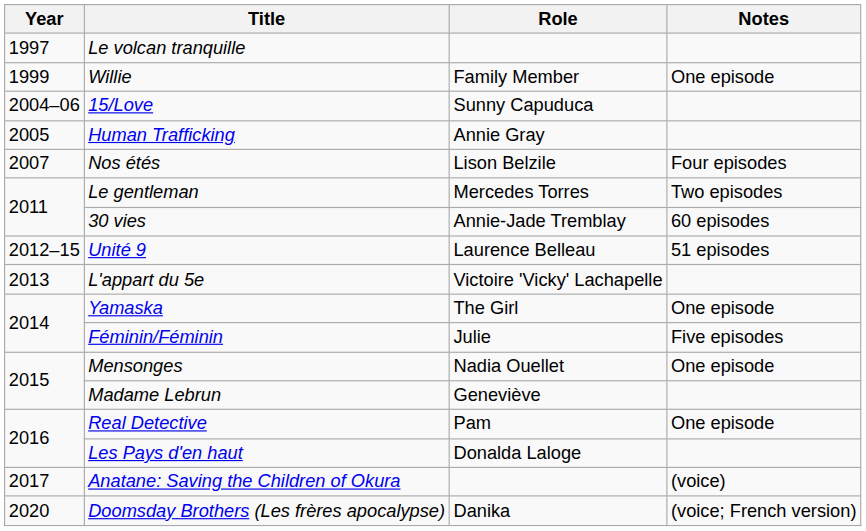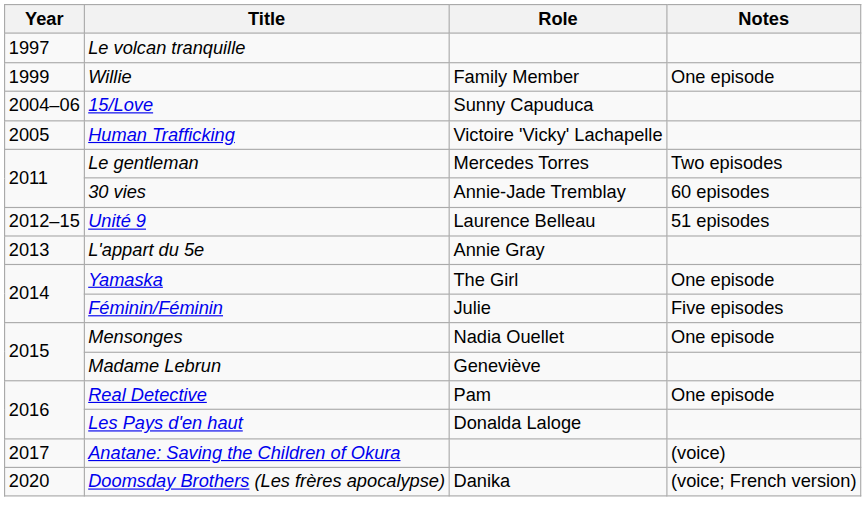(499, 134) Annie Gray -> (558, 134) Victoire 'Vicky' Lachapelle
- row: (124, 163)
(558, 279) Victoire 'Vicky' Lachapelle -> (499, 250) Annie Gray
